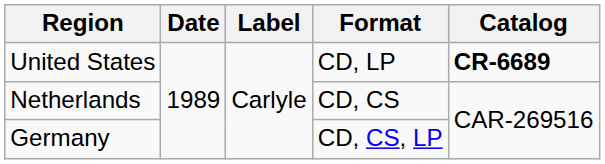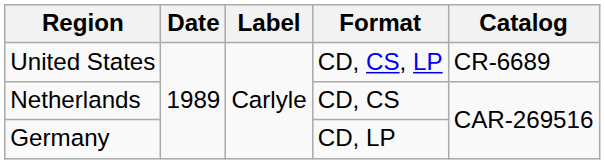(357, 61) CD, LP -> (380, 61) CD, CS, LP
(502, 61) bold -> (502, 61) normal
(380, 138) CD, CS, LP -> (357, 138) CD, LP
